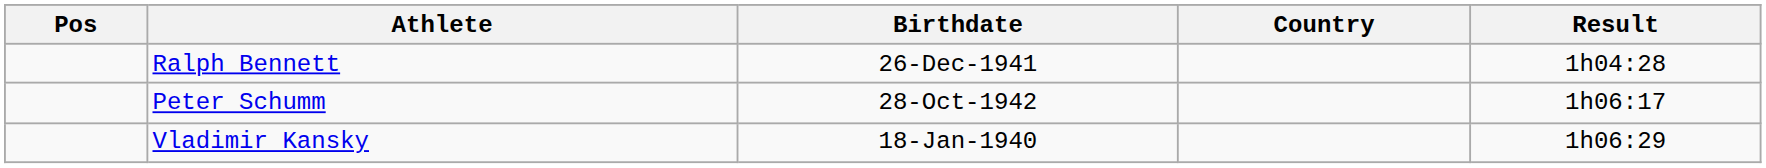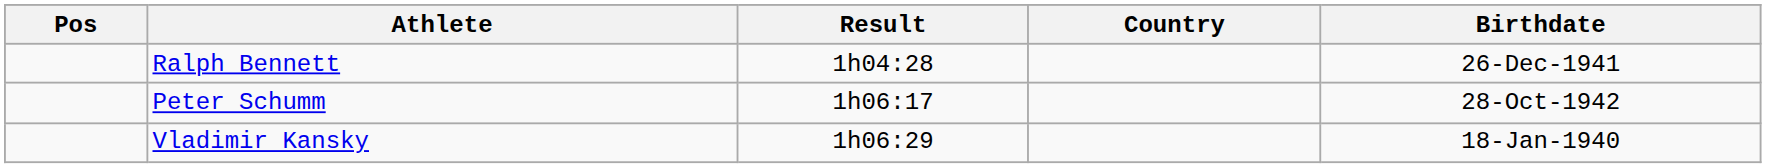columns swapped: (958, 25) <-> (1616, 25)
